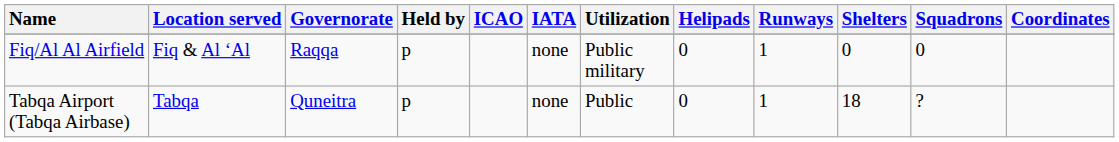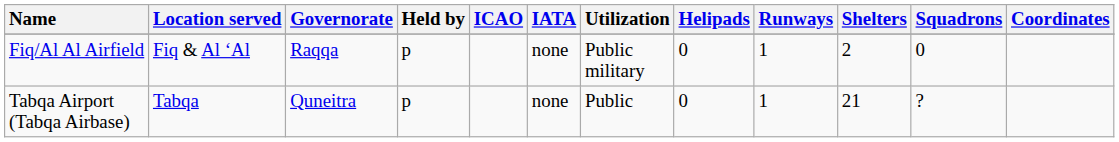(847, 49) 0 -> (847, 49) 2
(851, 100) 18 -> (851, 100) 21
